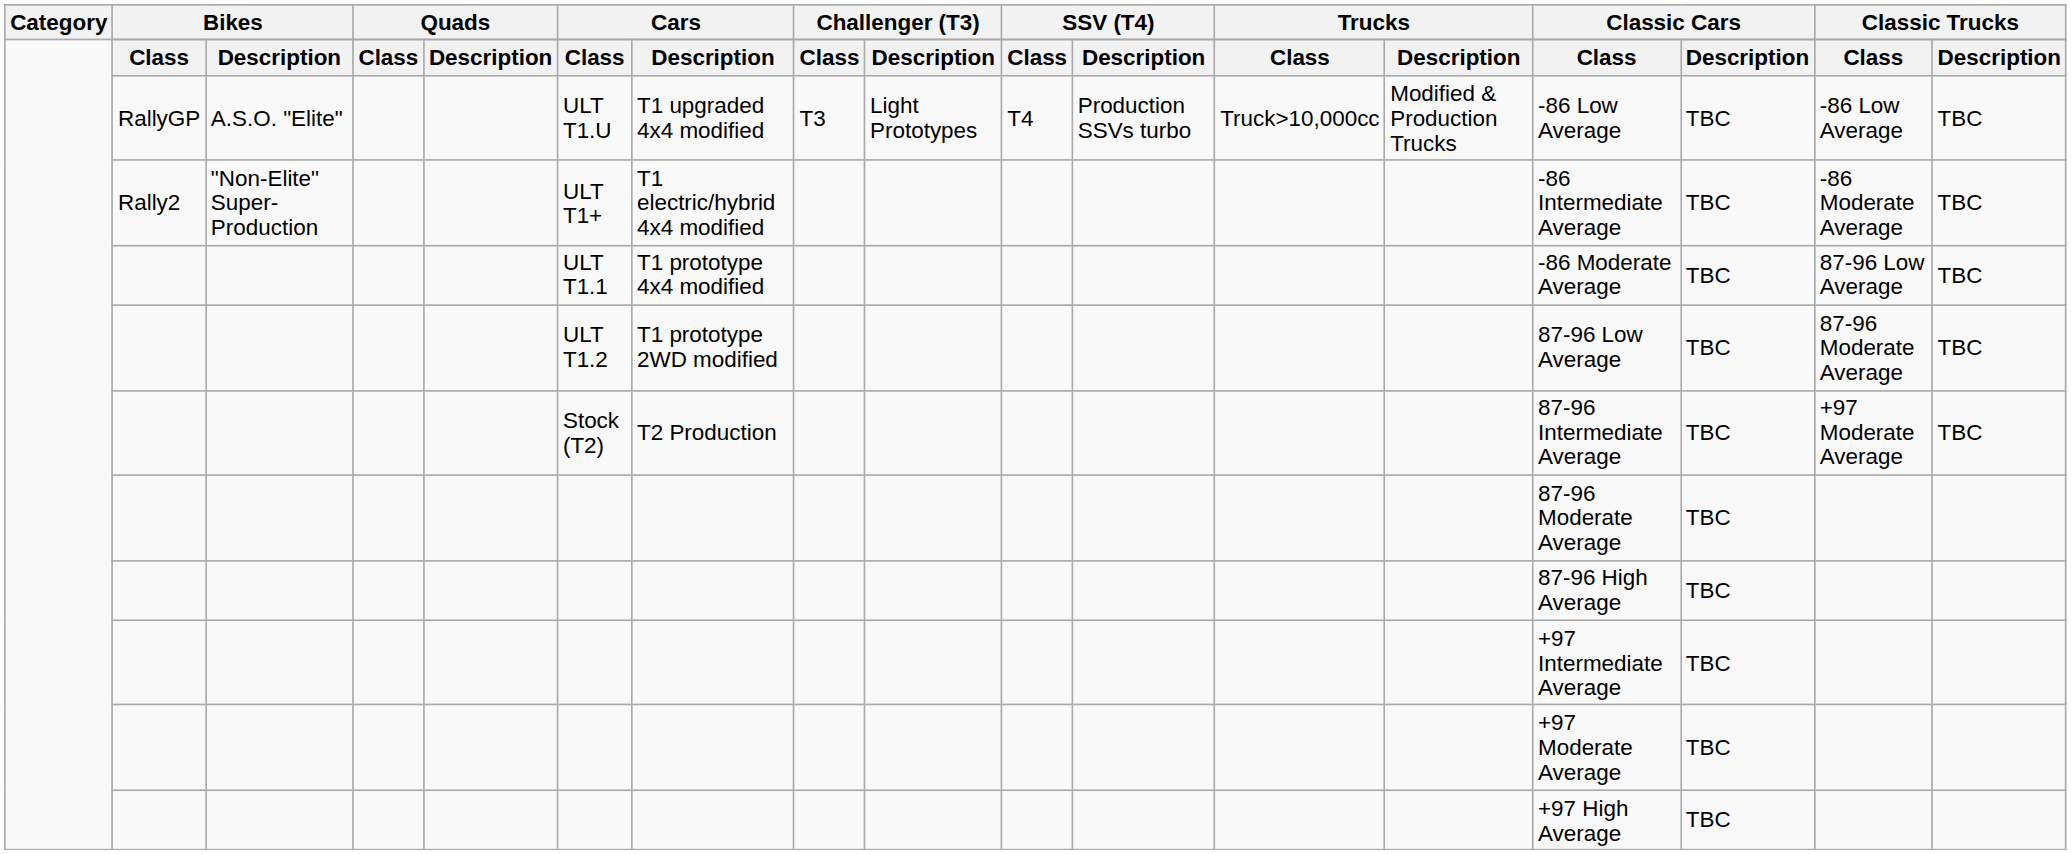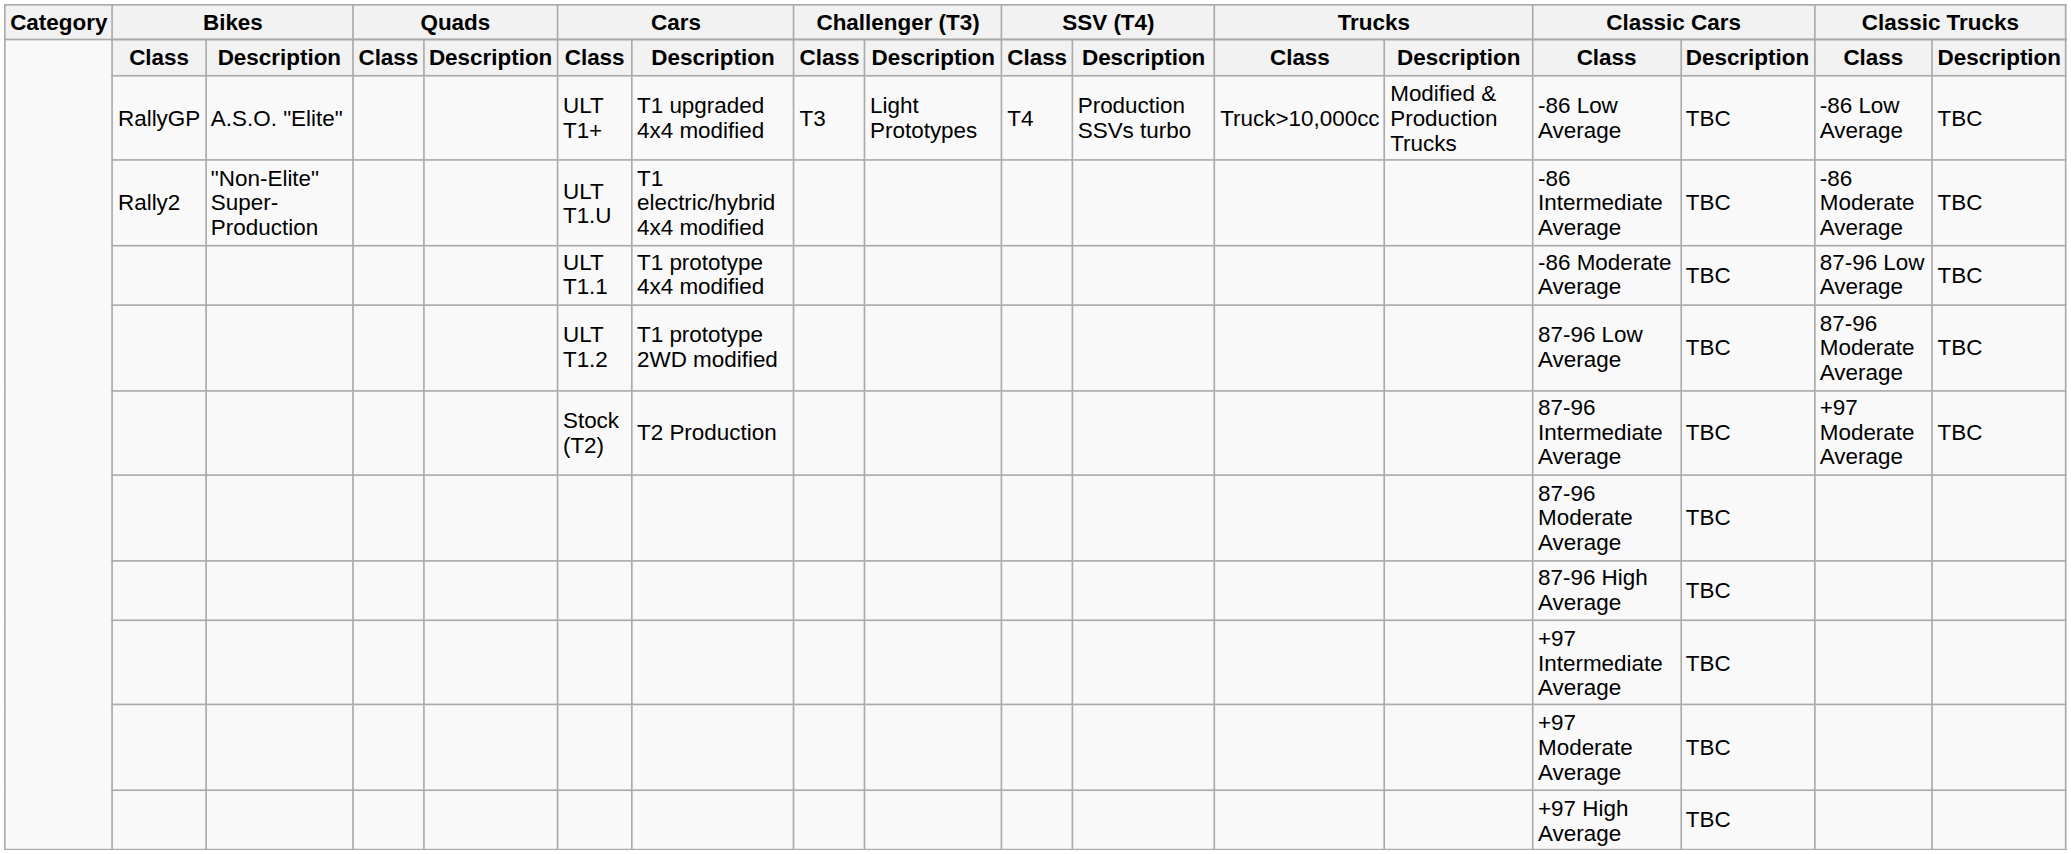(587, 118) ULT T1.U -> (583, 118) ULT T1+
(583, 202) ULT T1+ -> (587, 202) ULT T1.U
